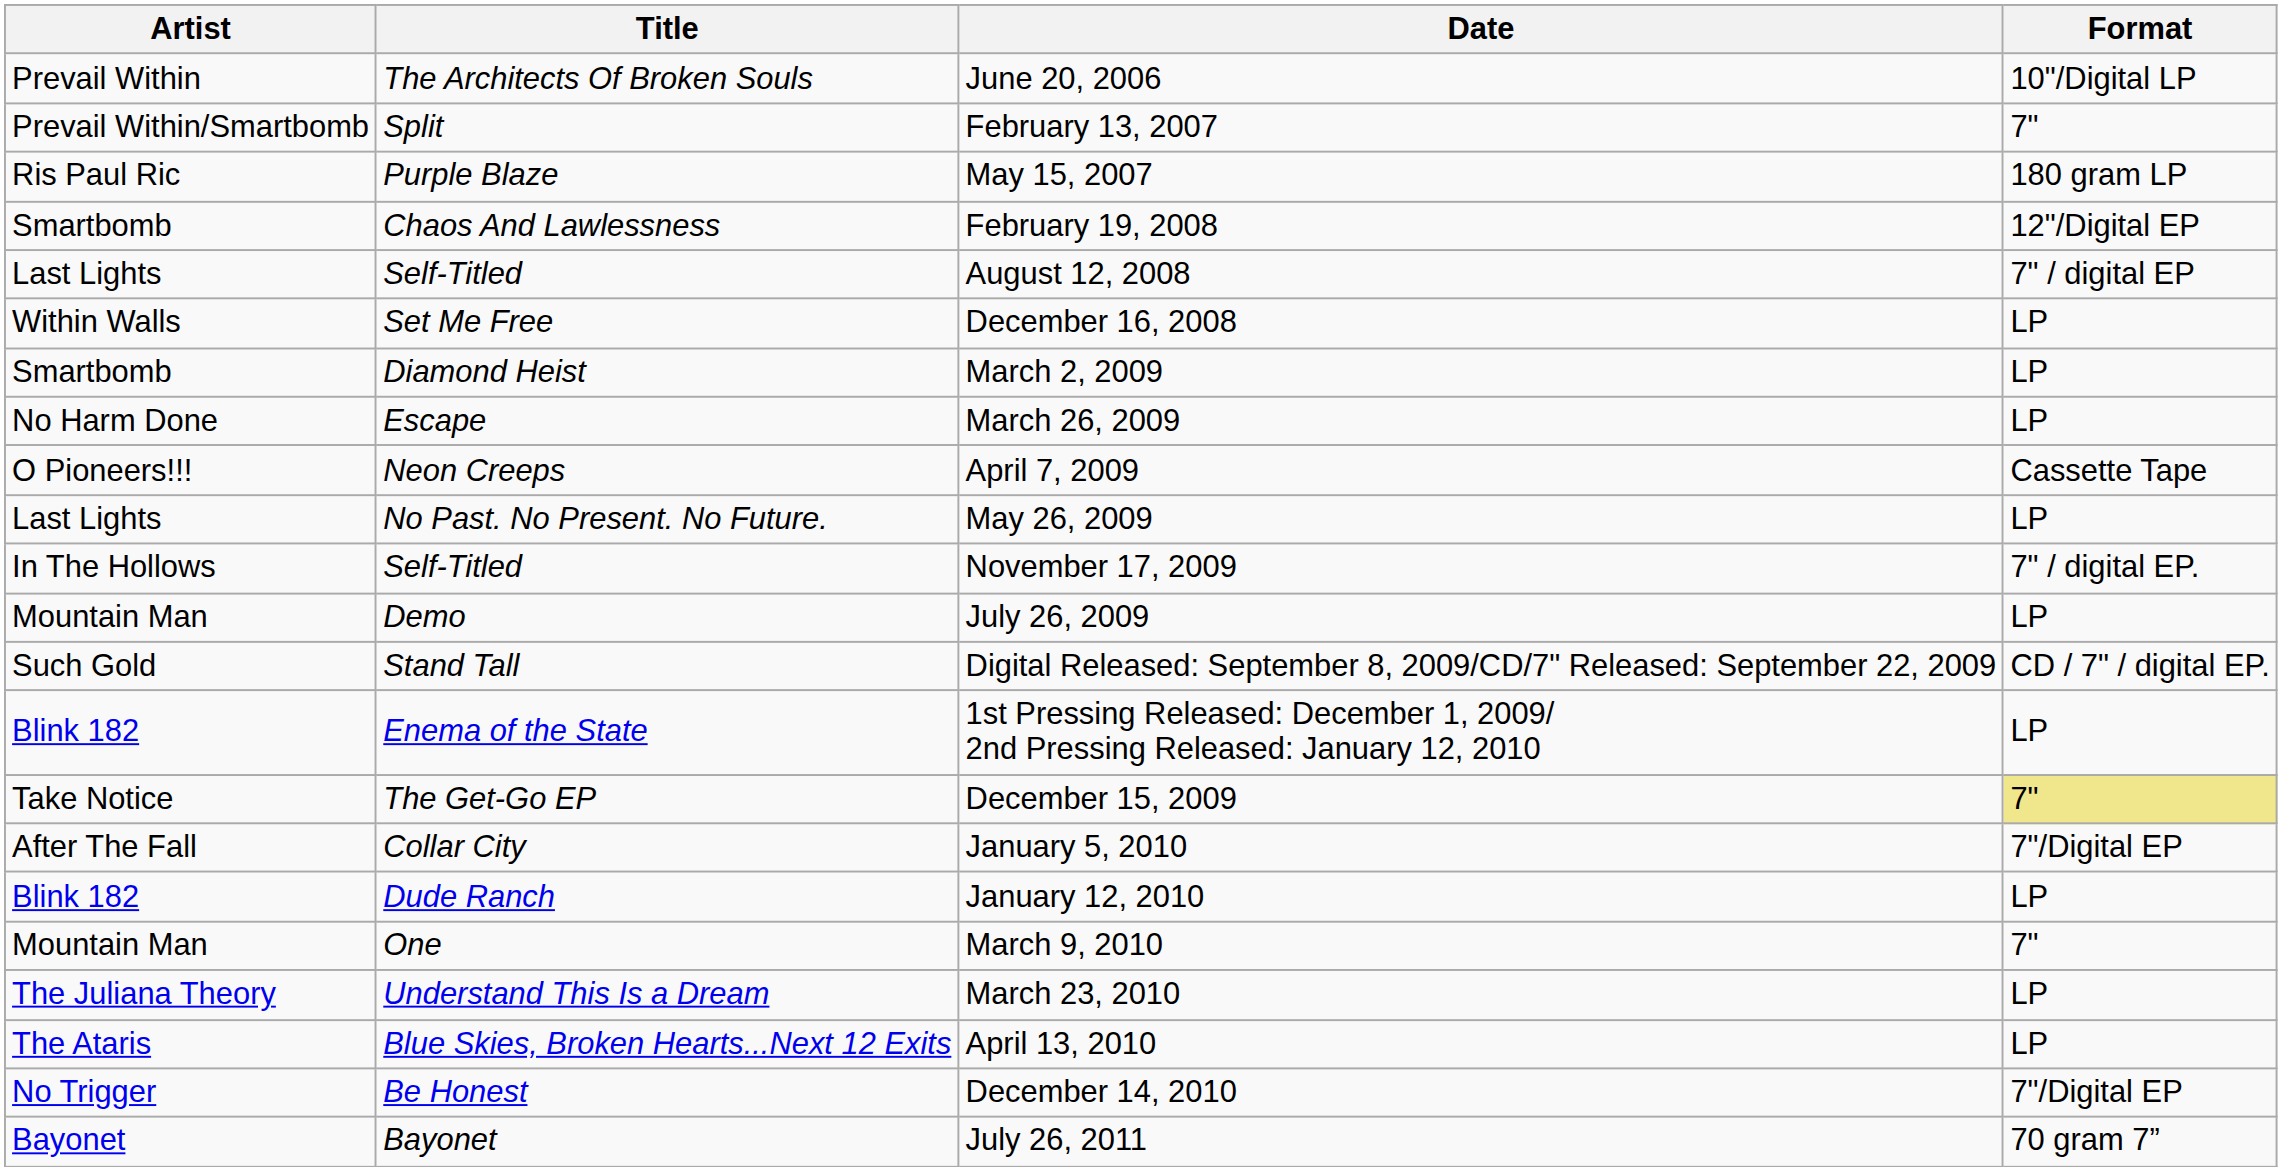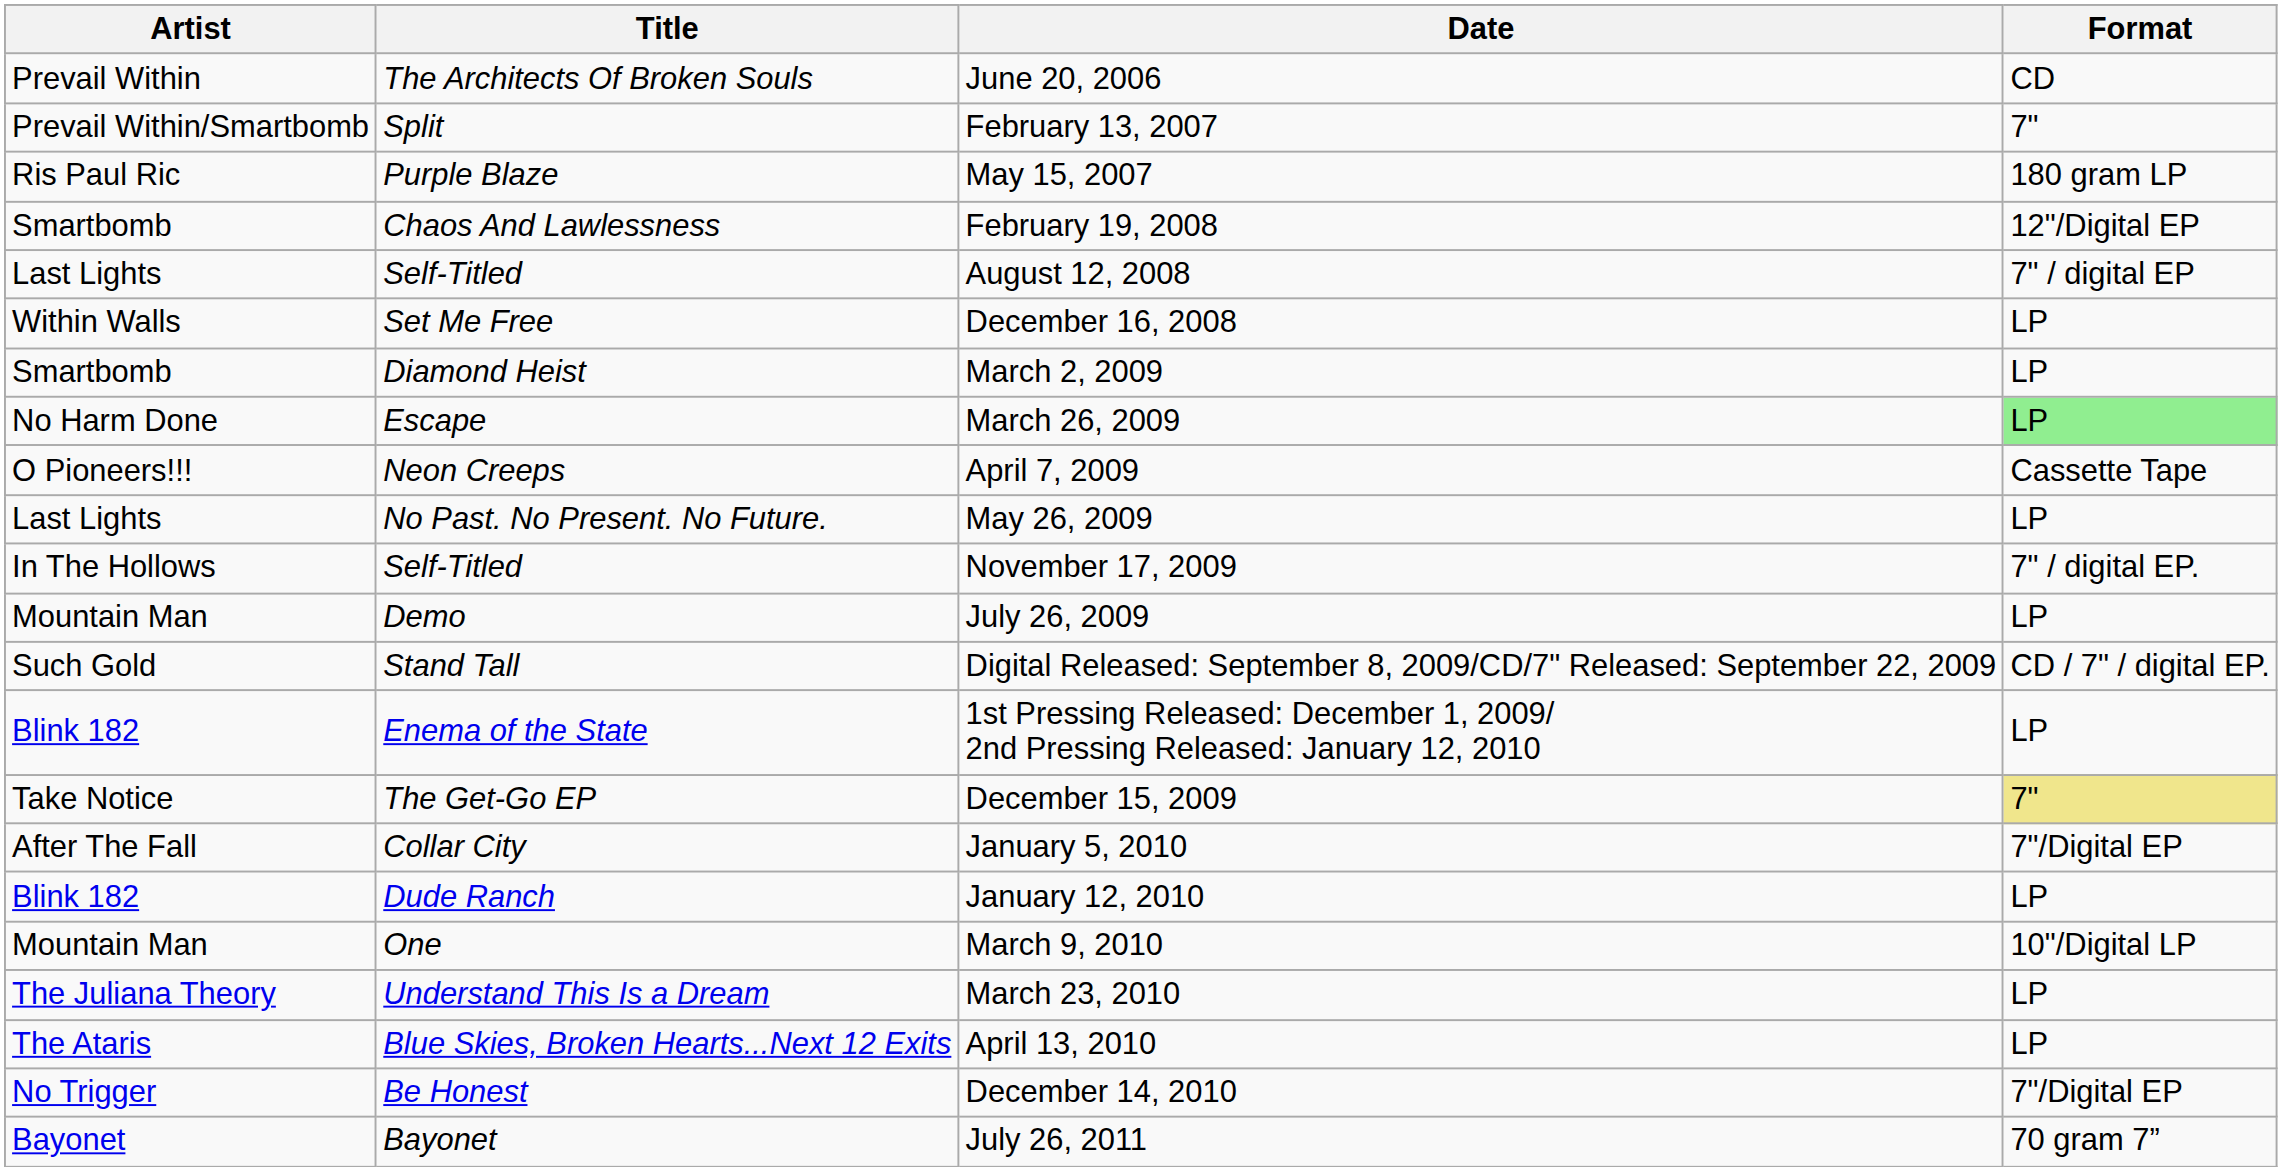(2103, 77) 10"/Digital LP -> (2033, 77) CD
(2029, 420) no background -> (2029, 420) lightgreen background
(2025, 945) 7" -> (2103, 945) 10"/Digital LP
